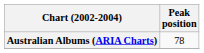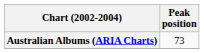(179, 40) 78 -> (179, 40) 73
